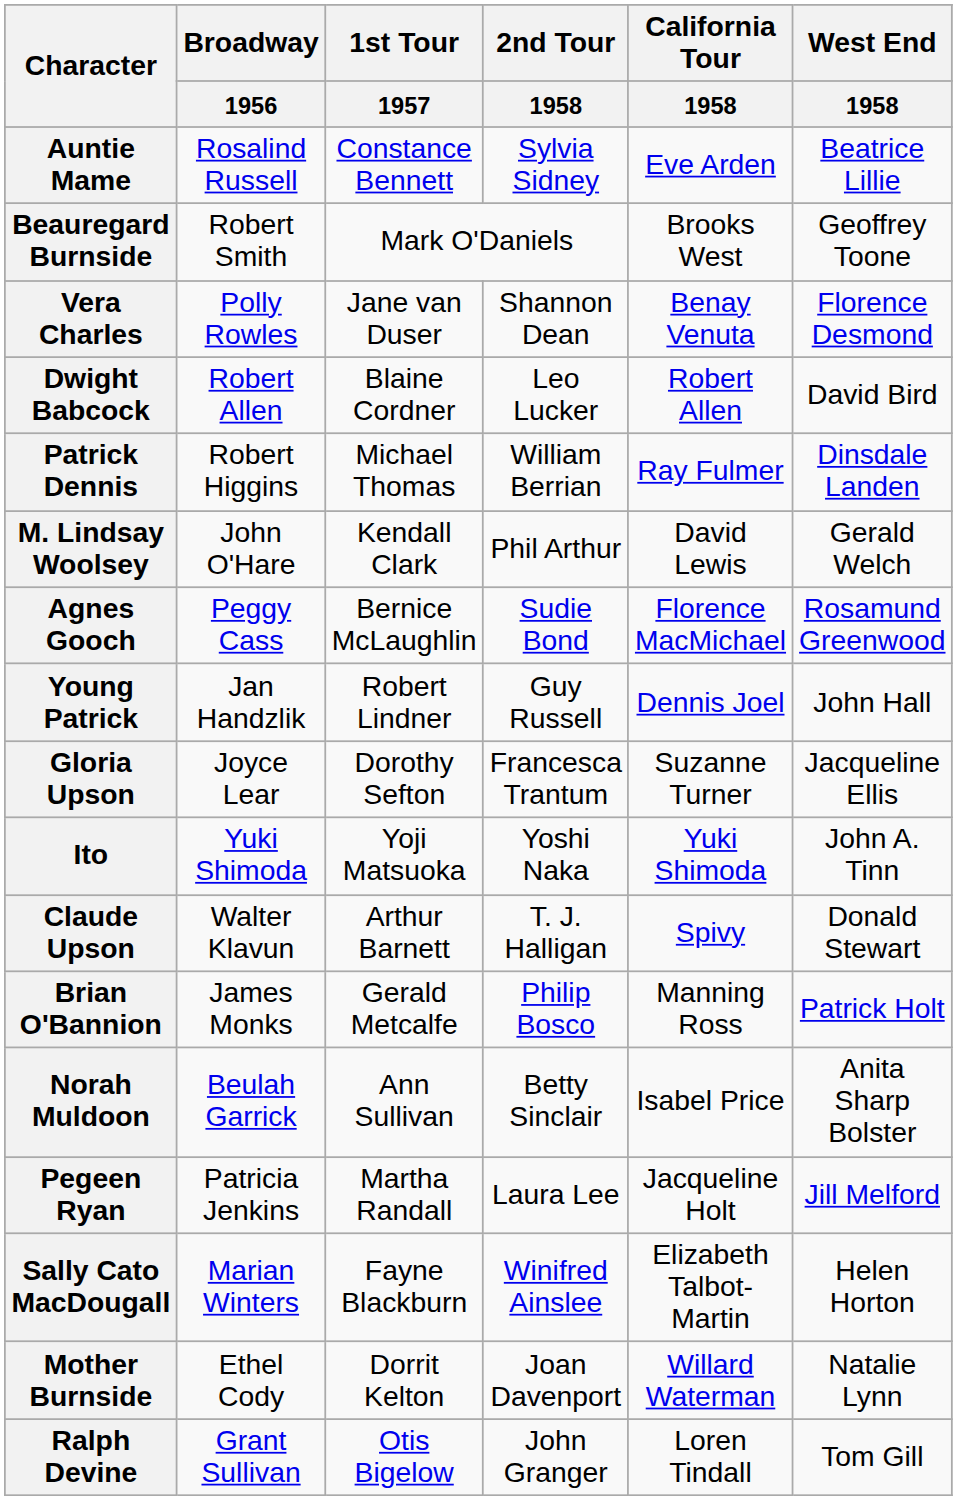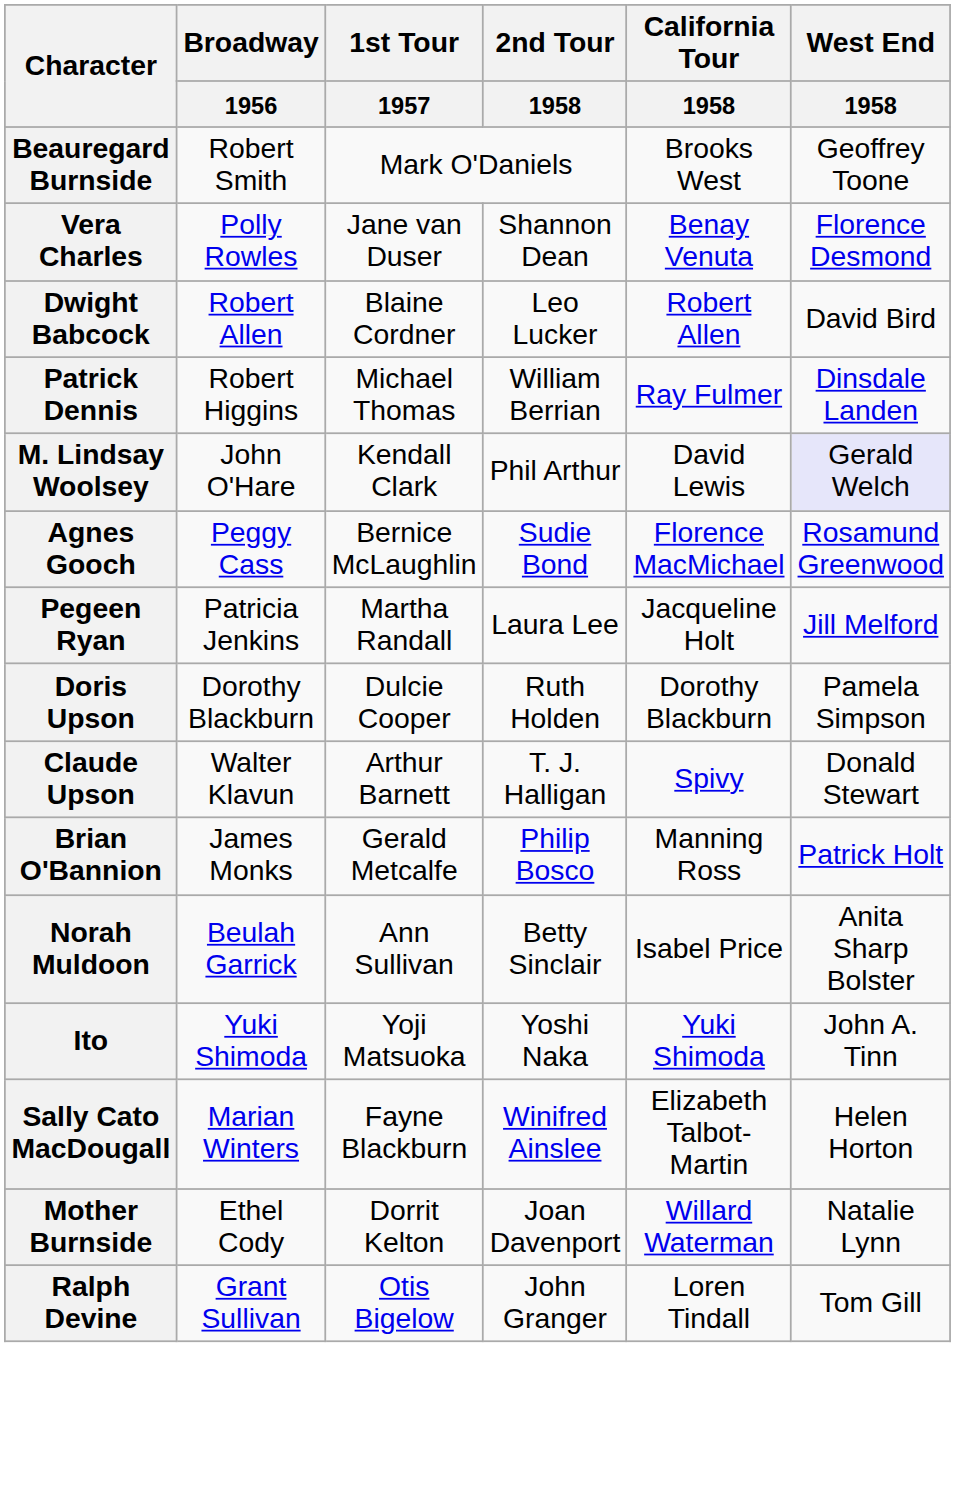- row: (91, 164)
(872, 548) no background -> (871, 471) lavender background
- row: (91, 701)
- row: (91, 778)
rows swapped: (91, 1194) <-> (91, 855)
+ row: (91, 701)
